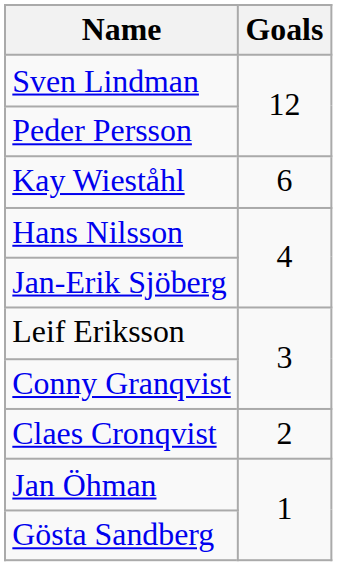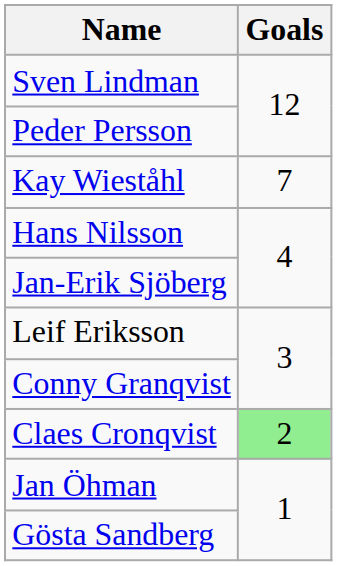(284, 181) 6 -> (284, 181) 7
(284, 433) no background -> (284, 433) lightgreen background
